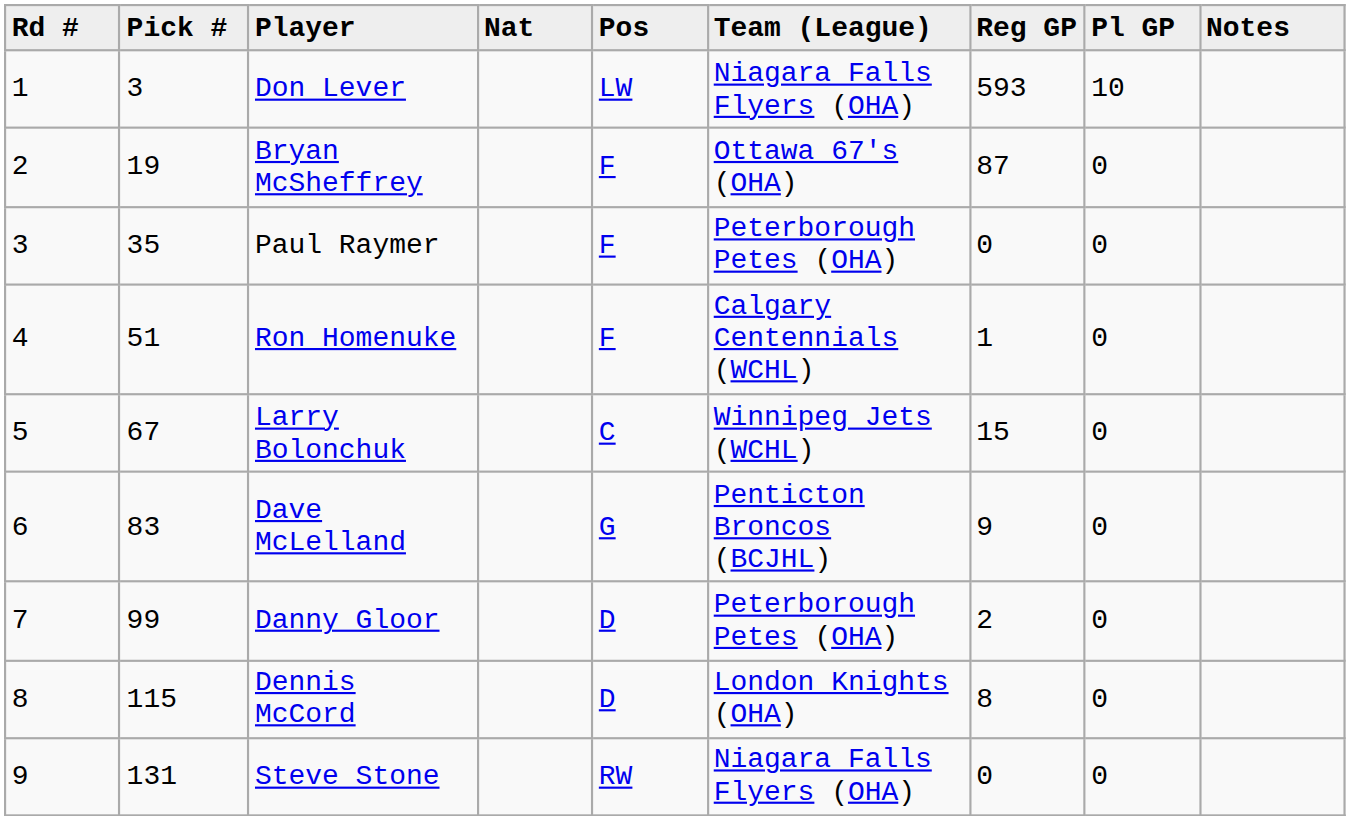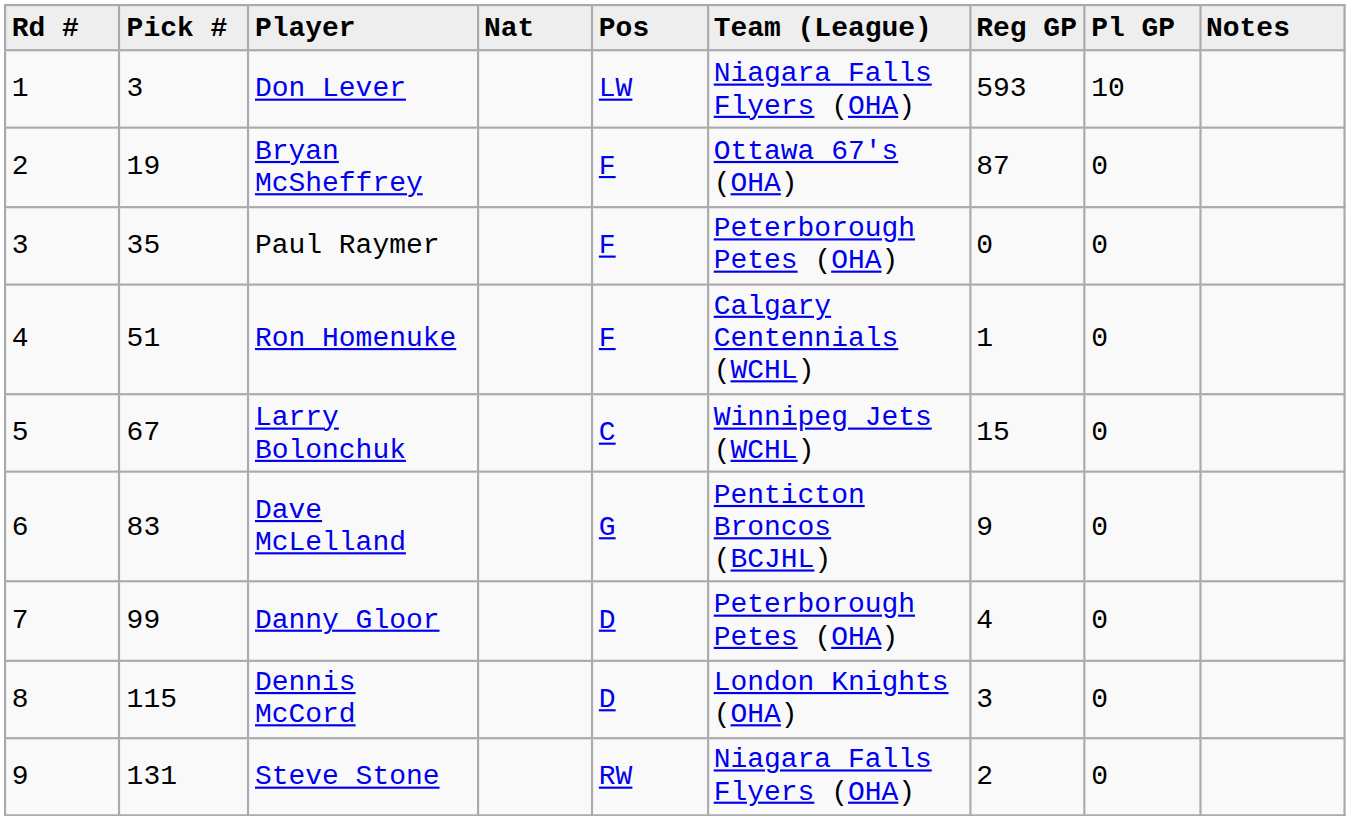(985, 621) 2 -> (985, 621) 4
(985, 699) 8 -> (985, 699) 3
(985, 776) 0 -> (985, 776) 2
